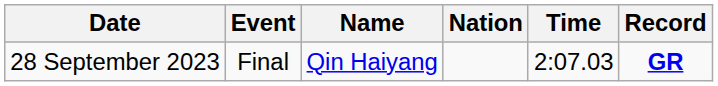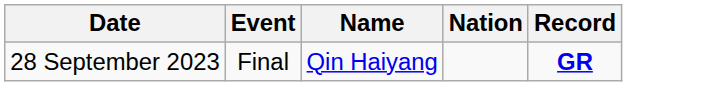- column: (574, 23)
